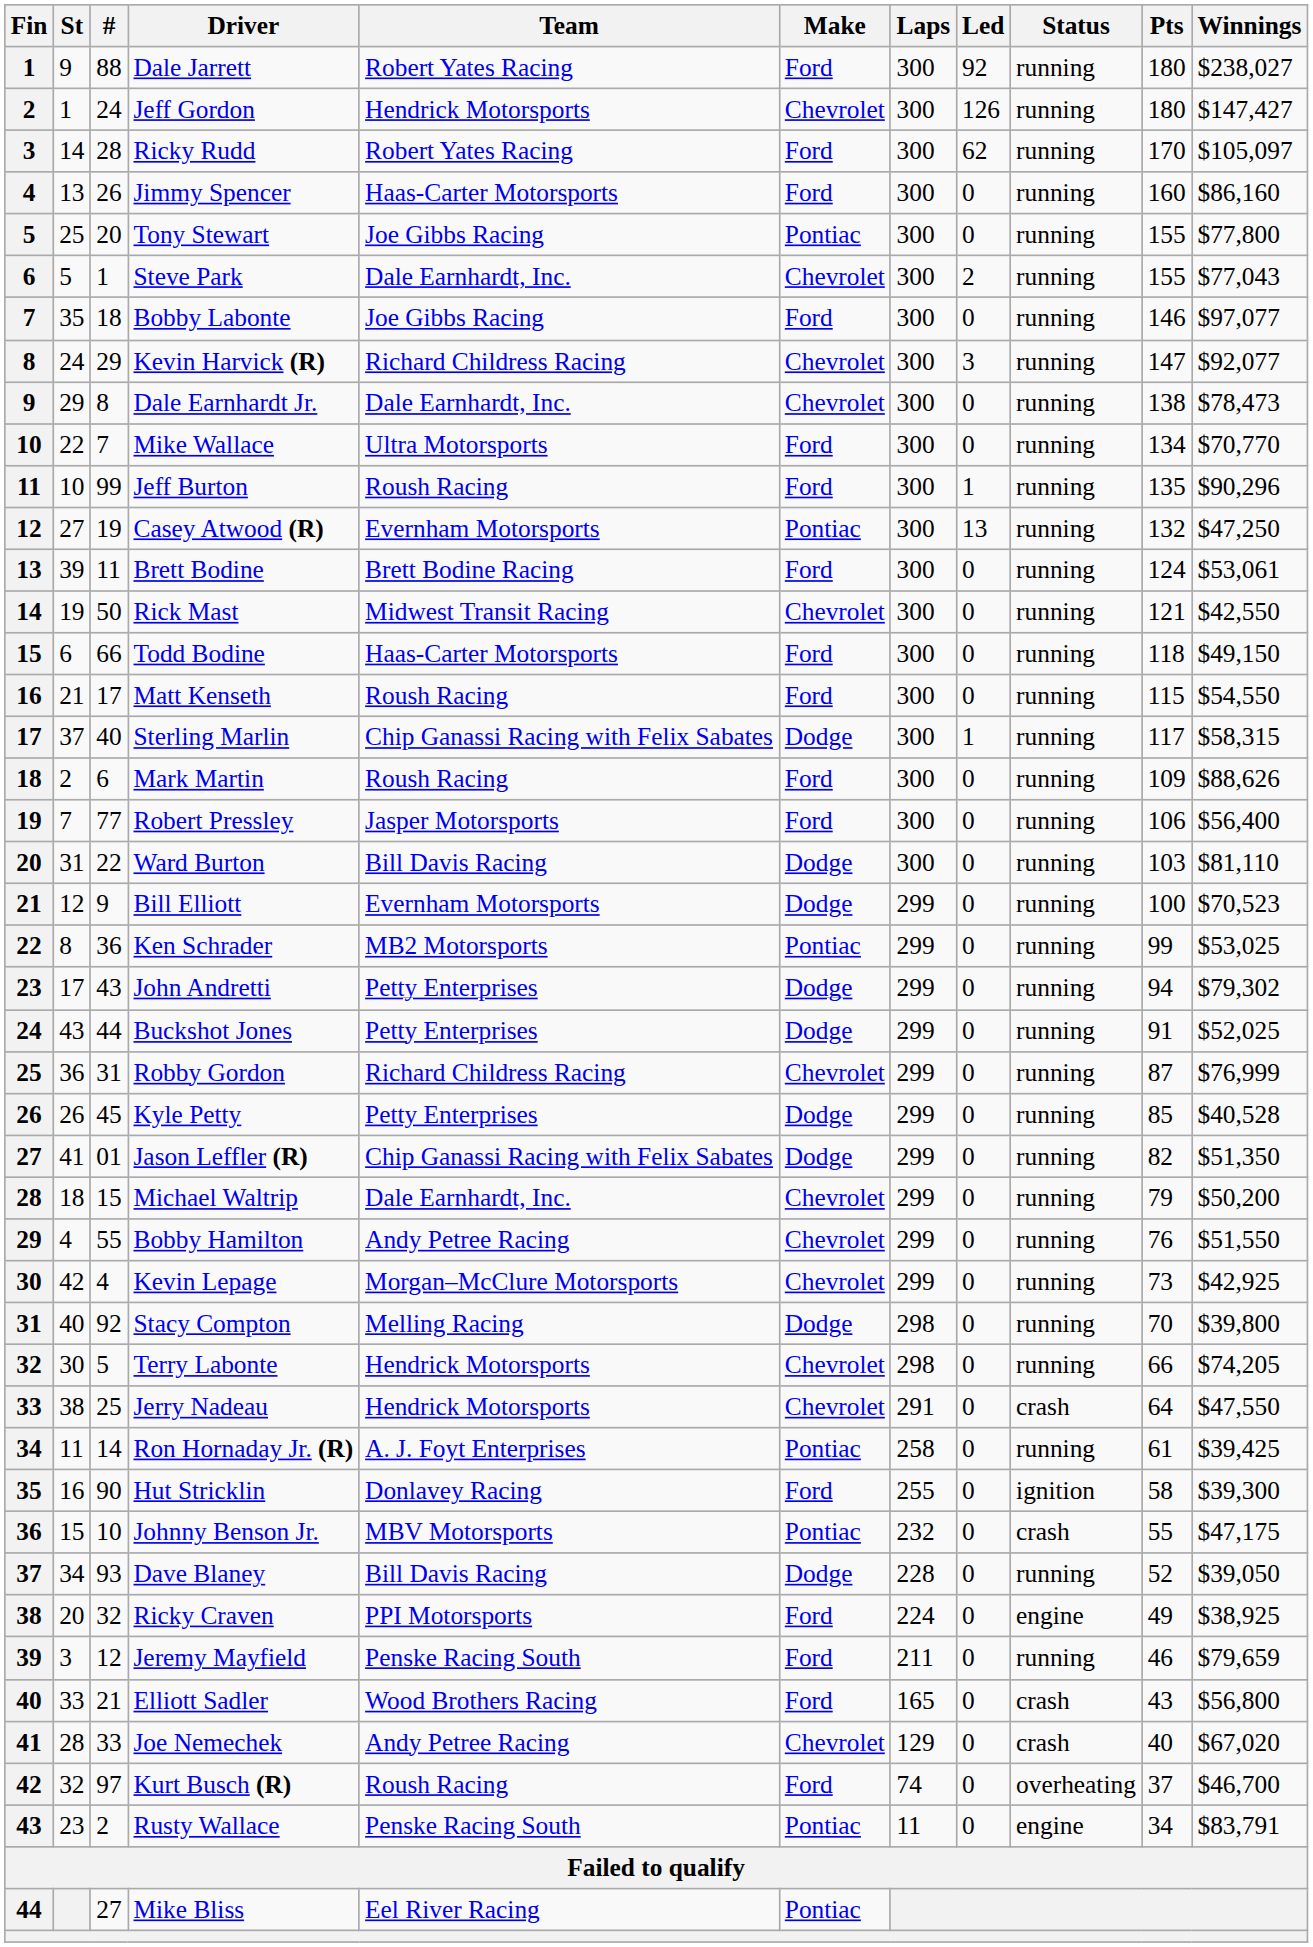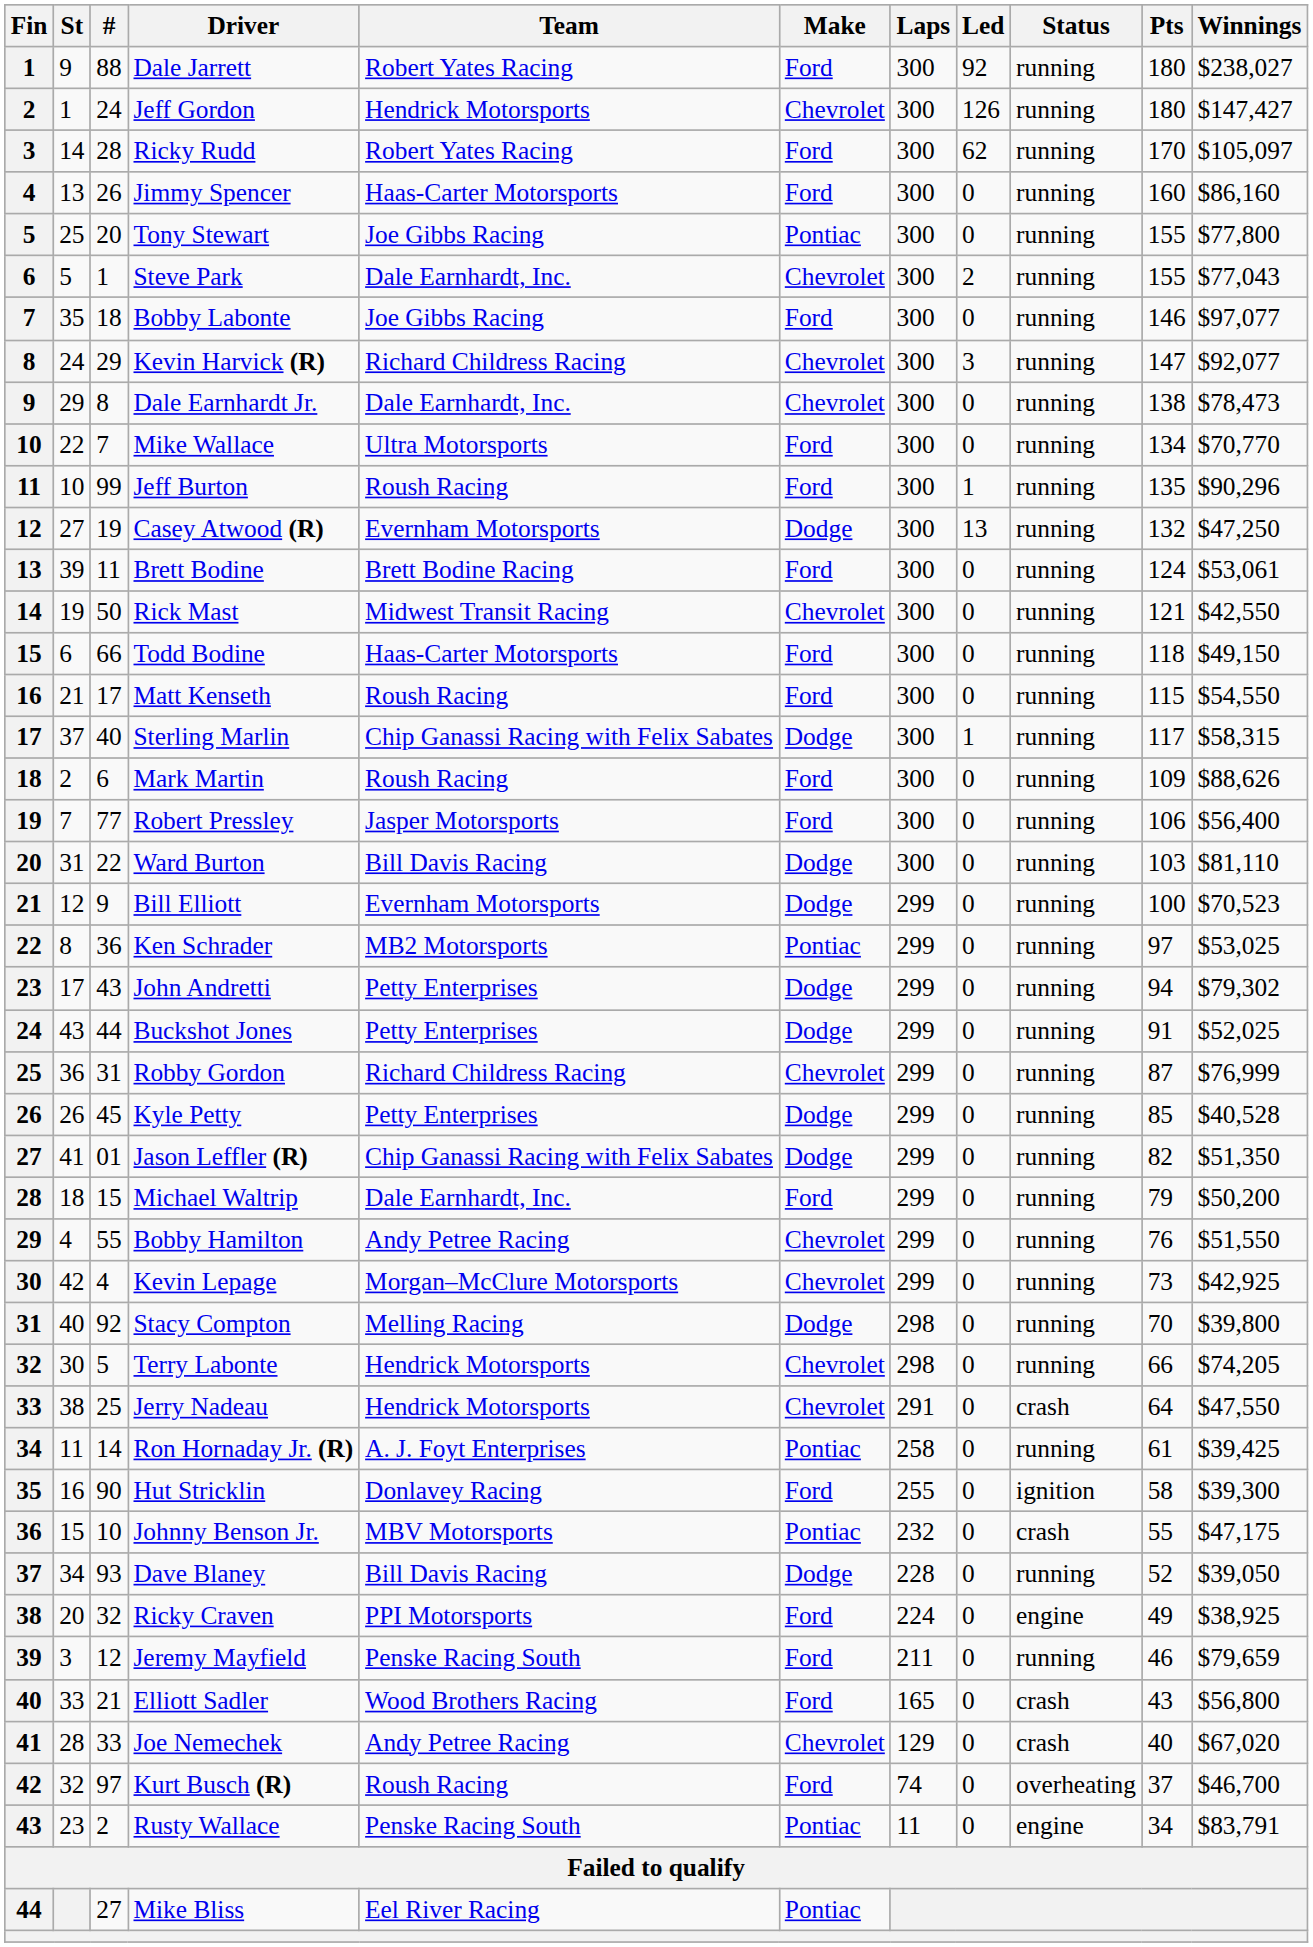(823, 527) Pontiac -> (819, 527) Dodge
(1160, 946) 99 -> (1160, 946) 97
(835, 1197) Chevrolet -> (809, 1197) Ford
